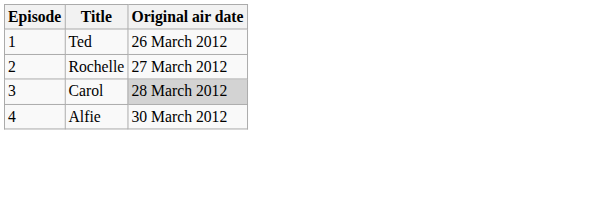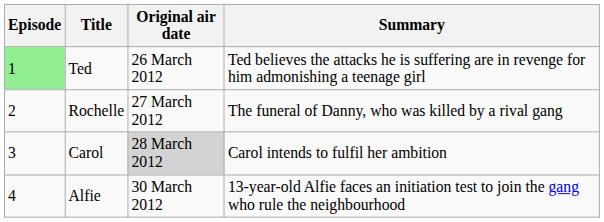+ column: (412, 25)
(12, 41) no background -> (12, 68) lightgreen background
